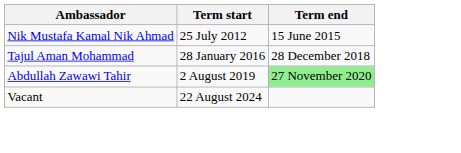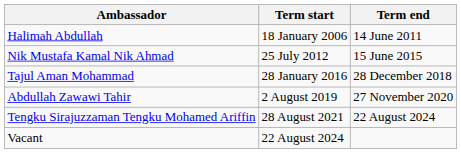+ row: (55, 35)
(321, 76) lightgreen background -> (403, 96) no background
+ row: (131, 117)
